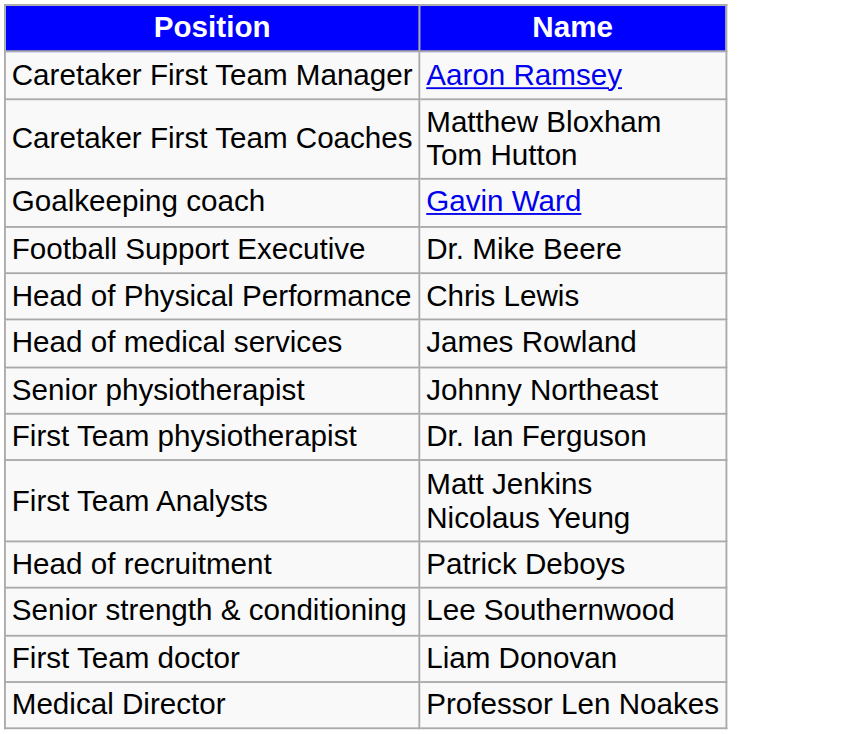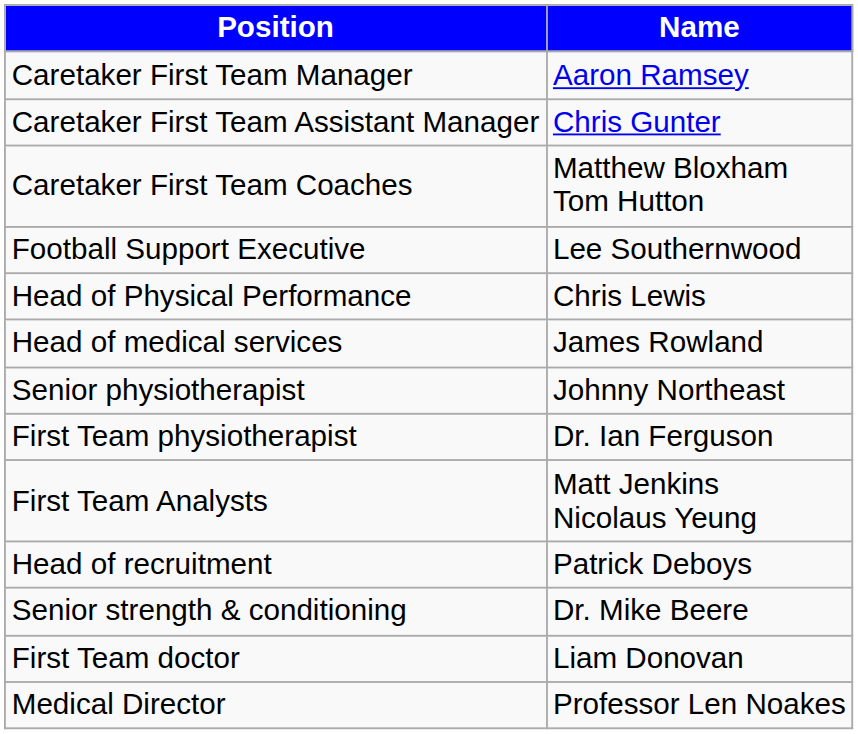+ row: (276, 121)
- row: (138, 202)
(524, 249) Dr. Mike Beere -> (677, 249) Lee Southernwood
(550, 610) Lee Southernwood -> (651, 610) Dr. Mike Beere
